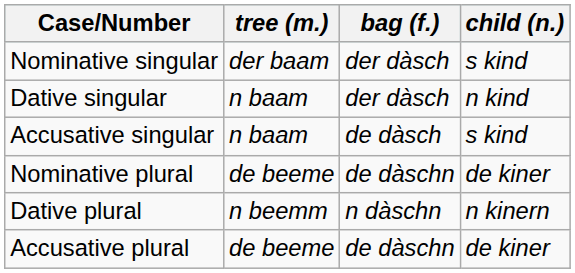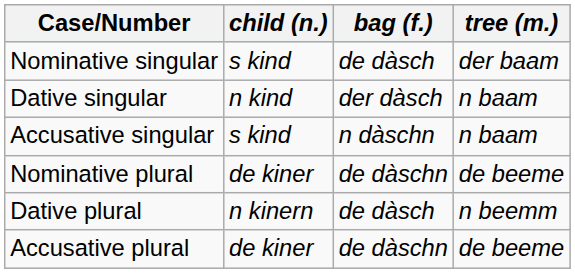columns swapped: (282, 23) <-> (515, 23)
(397, 60) der dàsch -> (387, 60) de dàsch
(393, 135) de dàsch -> (387, 135) n dàschn
(393, 211) n dàschn -> (387, 211) de dàsch
